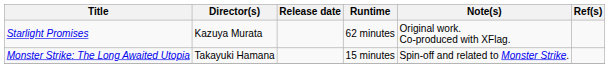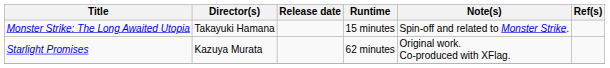rows swapped: (98, 55) <-> (48, 34)
